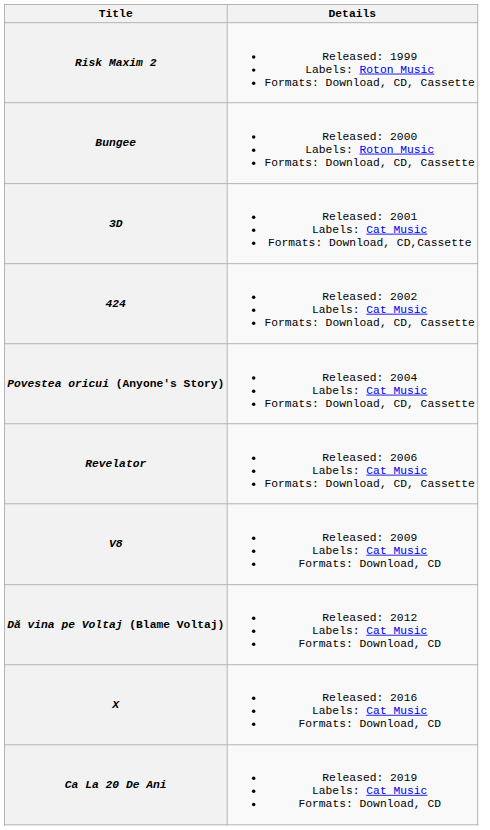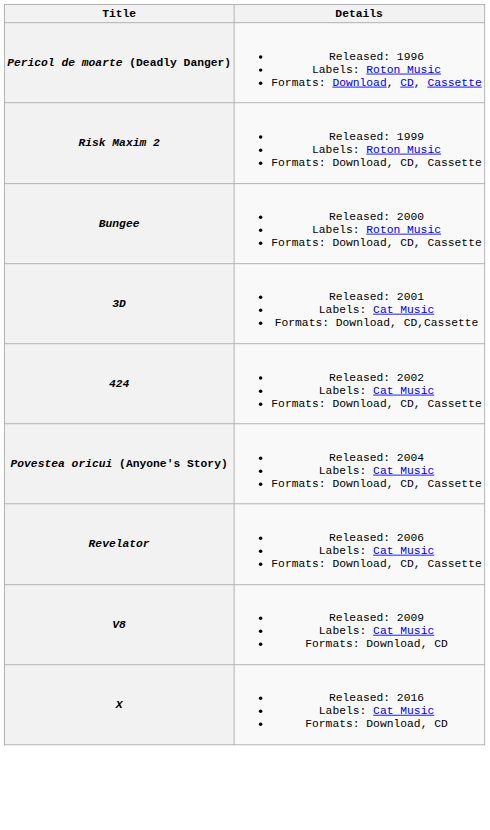+ row: (119, 63)
- row: (116, 624)
- row: (116, 785)
